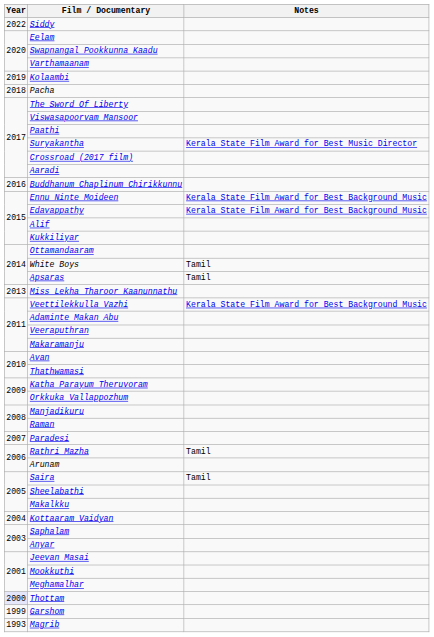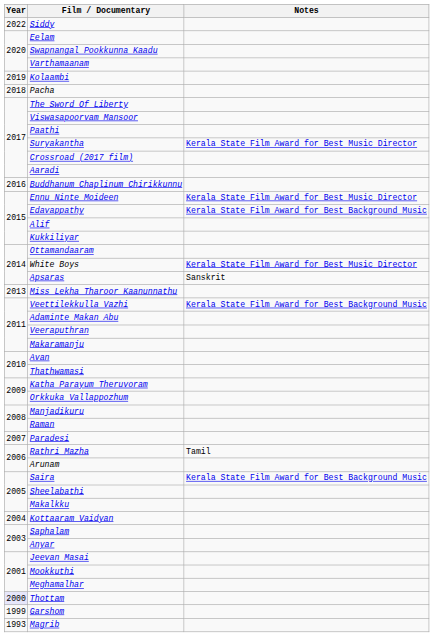(307, 198) Kerala State Film Award for Best Background Music -> (302, 198) Kerala State Film Award for Best Music Director
(198, 265) Tamil -> (302, 265) Kerala State Film Award for Best Music Director
(198, 278) Tamil -> (206, 278) Sanskrit
(198, 478) Tamil -> (307, 478) Kerala State Film Award for Best Background Music
